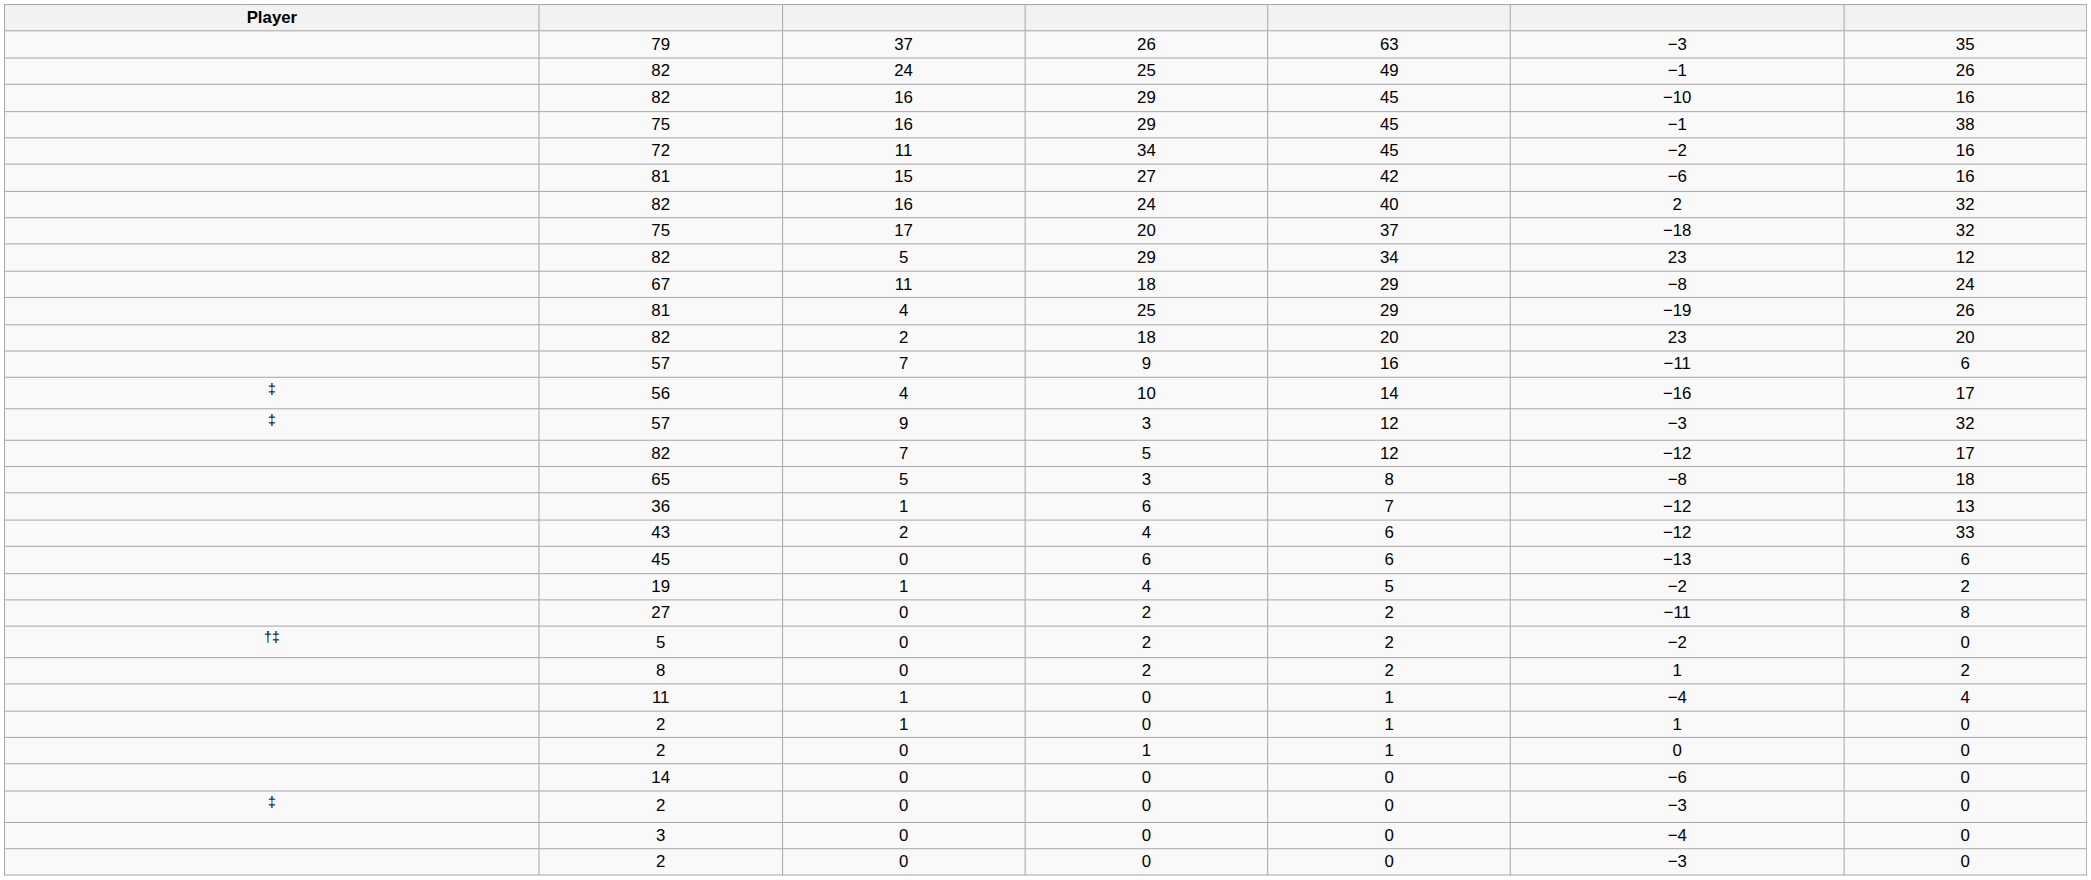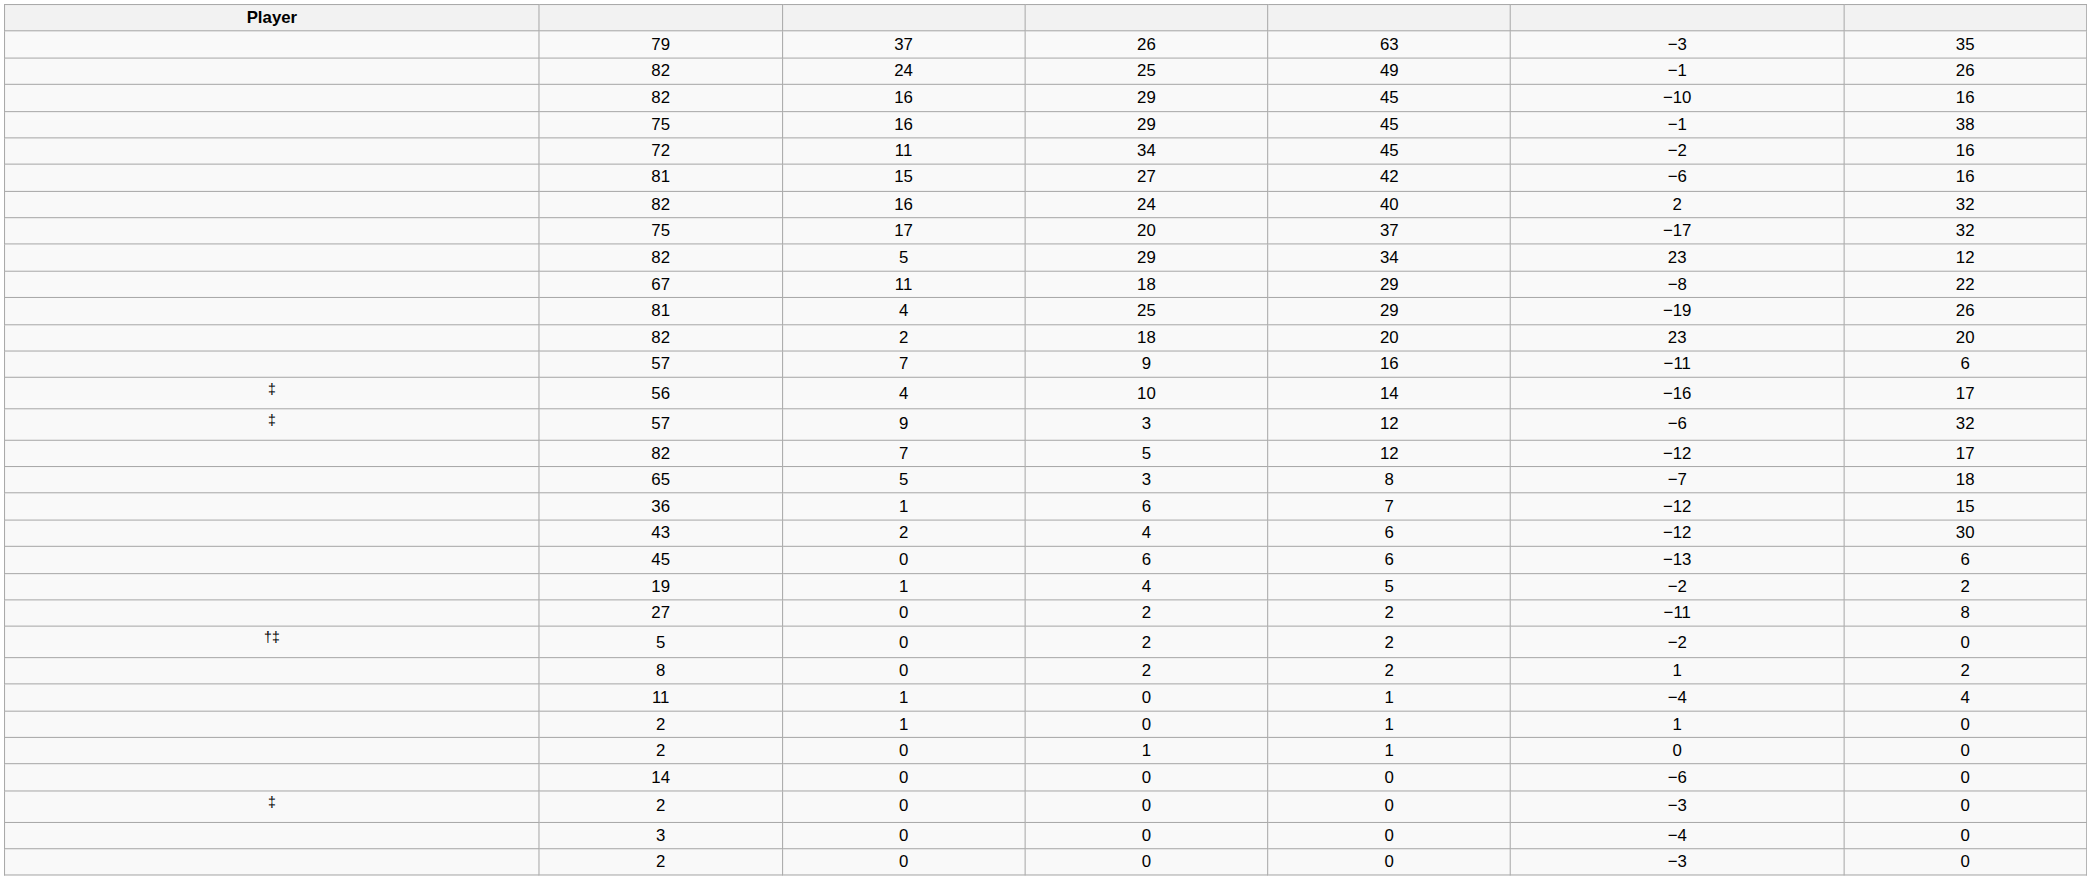(1677, 230) −18 -> (1677, 230) −17
(1965, 284) 24 -> (1965, 284) 22
(1677, 424) −3 -> (1677, 424) −6
(1677, 479) −8 -> (1677, 479) −7
(1965, 506) 13 -> (1965, 506) 15
(1965, 533) 33 -> (1965, 533) 30
